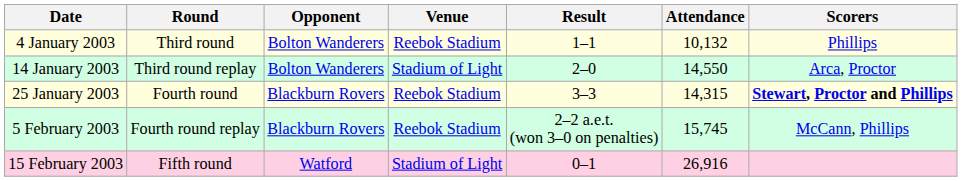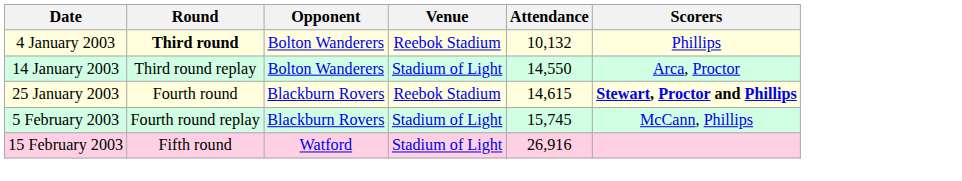- column: (584, 17)
(195, 42) normal -> (195, 42) bold
(705, 94) 14,315 -> (549, 94) 14,615
(447, 128) Reebok Stadium -> (447, 119) Stadium of Light
